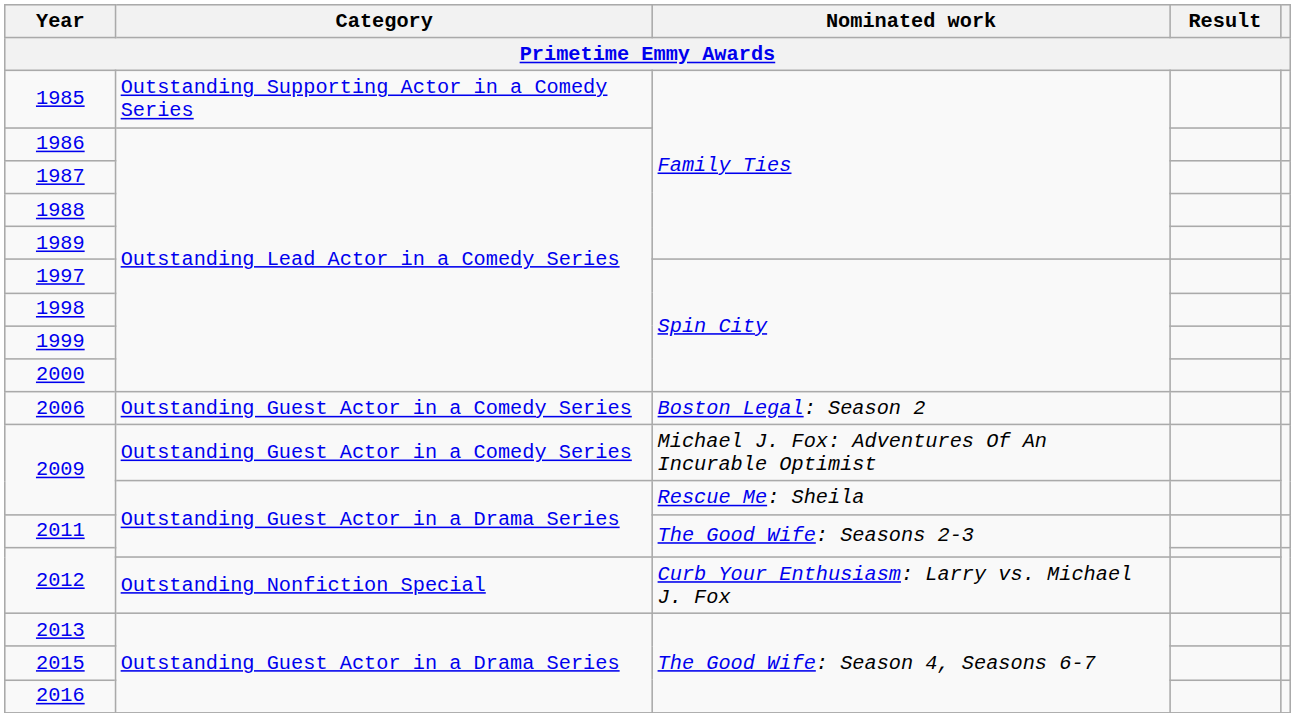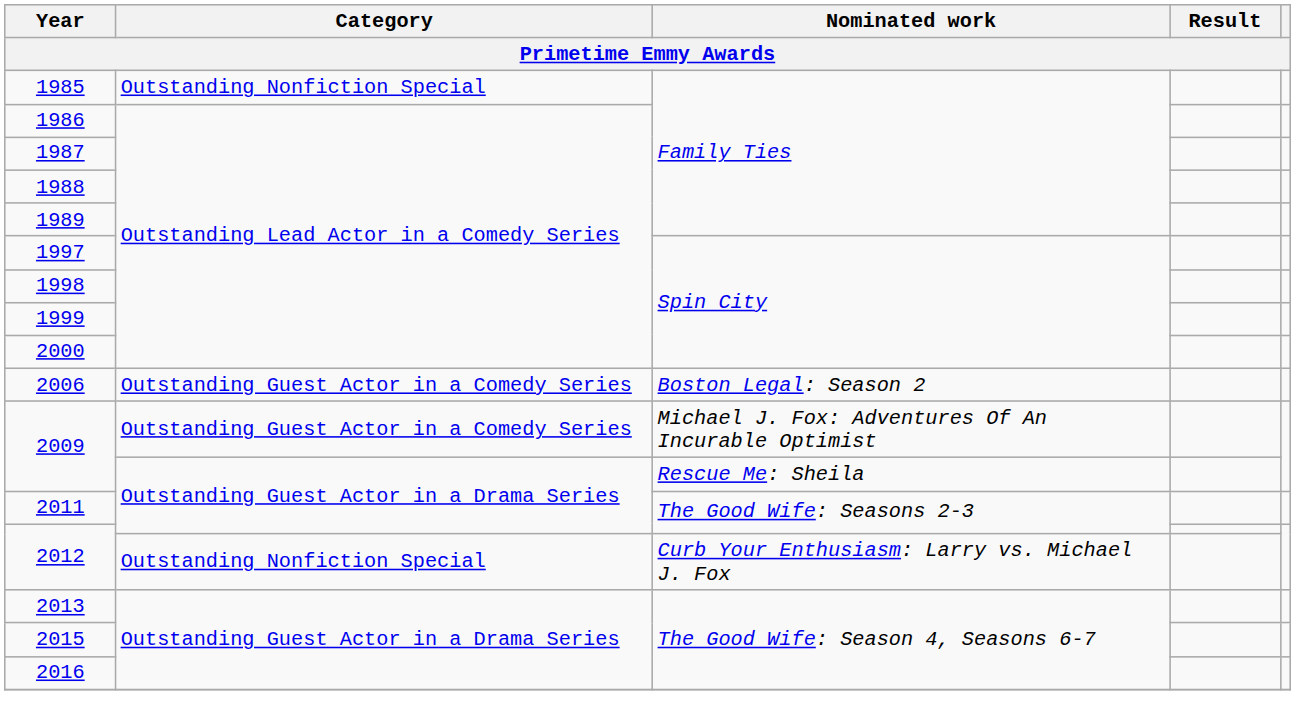(364, 99) Outstanding Supporting Actor in a Comedy Series -> (303, 87) Outstanding Nonfiction Special
